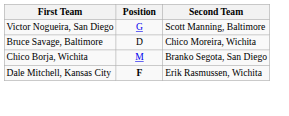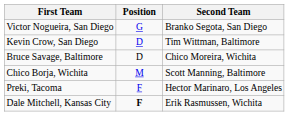(215, 27) Scott Manning, Baltimore -> (216, 27) Branko Segota, San Diego
+ row: (52, 42)
(216, 57) Branko Segota, San Diego -> (215, 73) Scott Manning, Baltimore
+ row: (34, 88)
